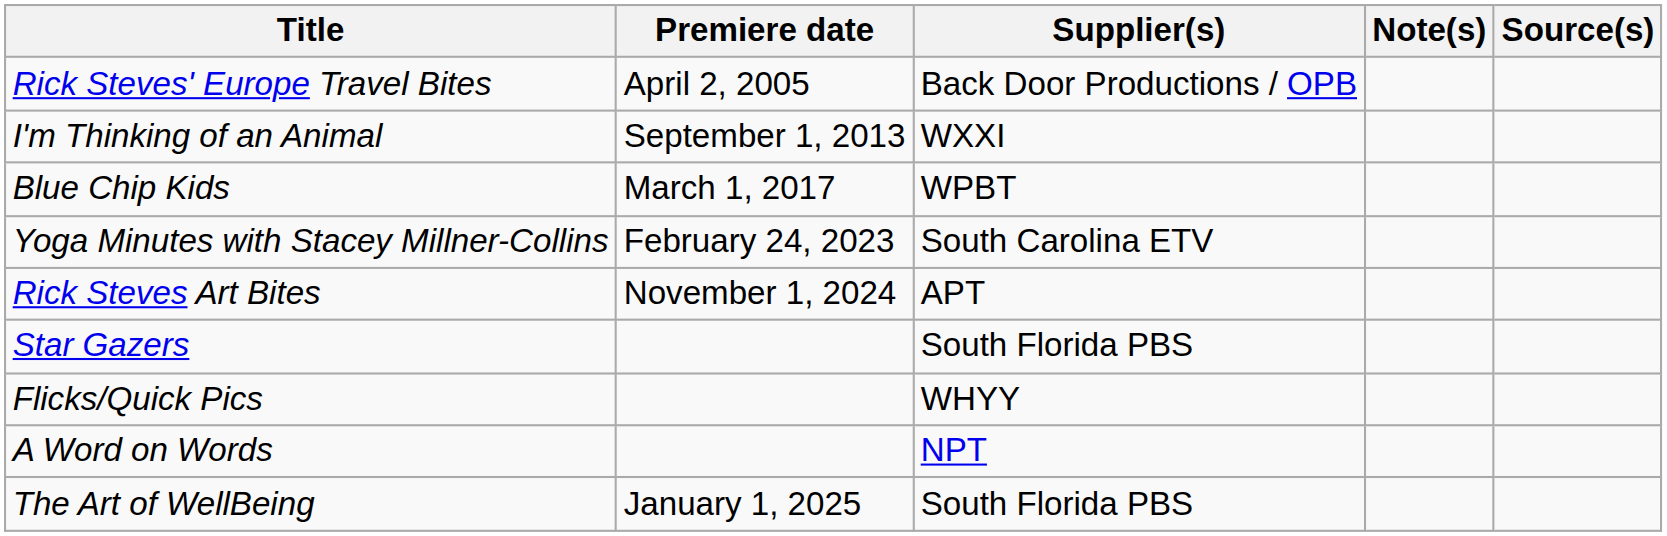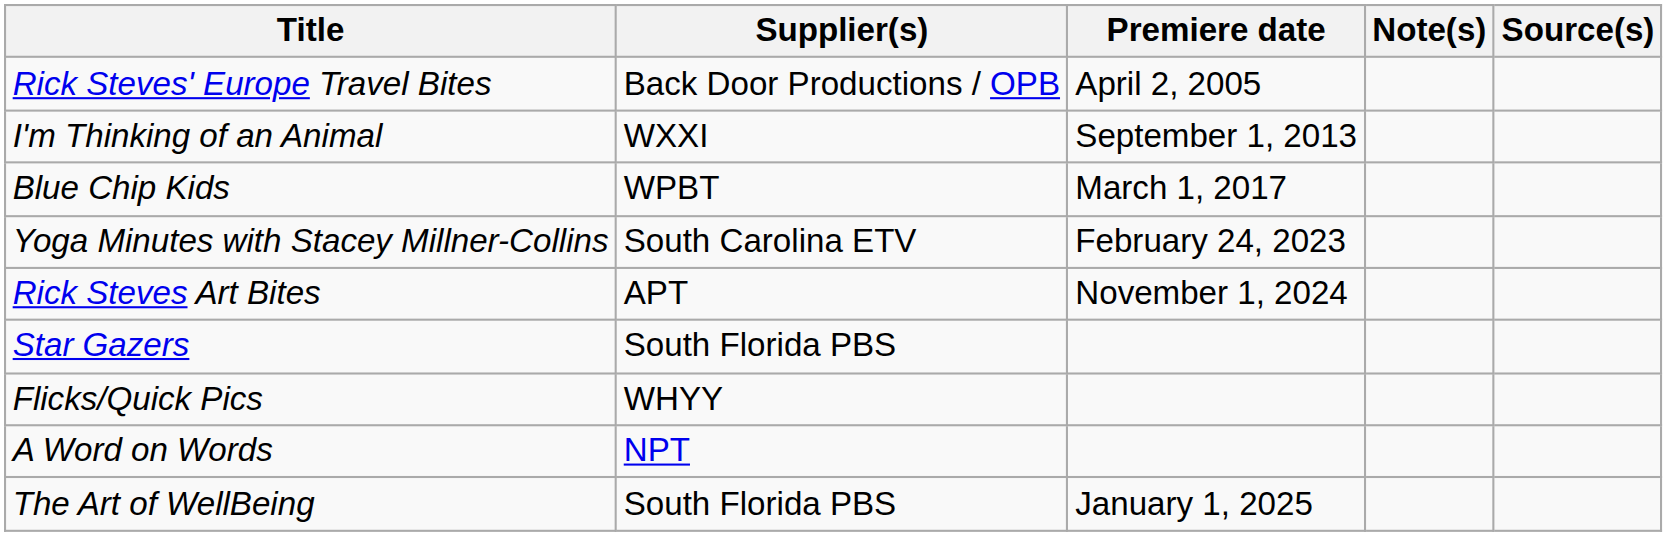columns swapped: (765, 30) <-> (1139, 30)
